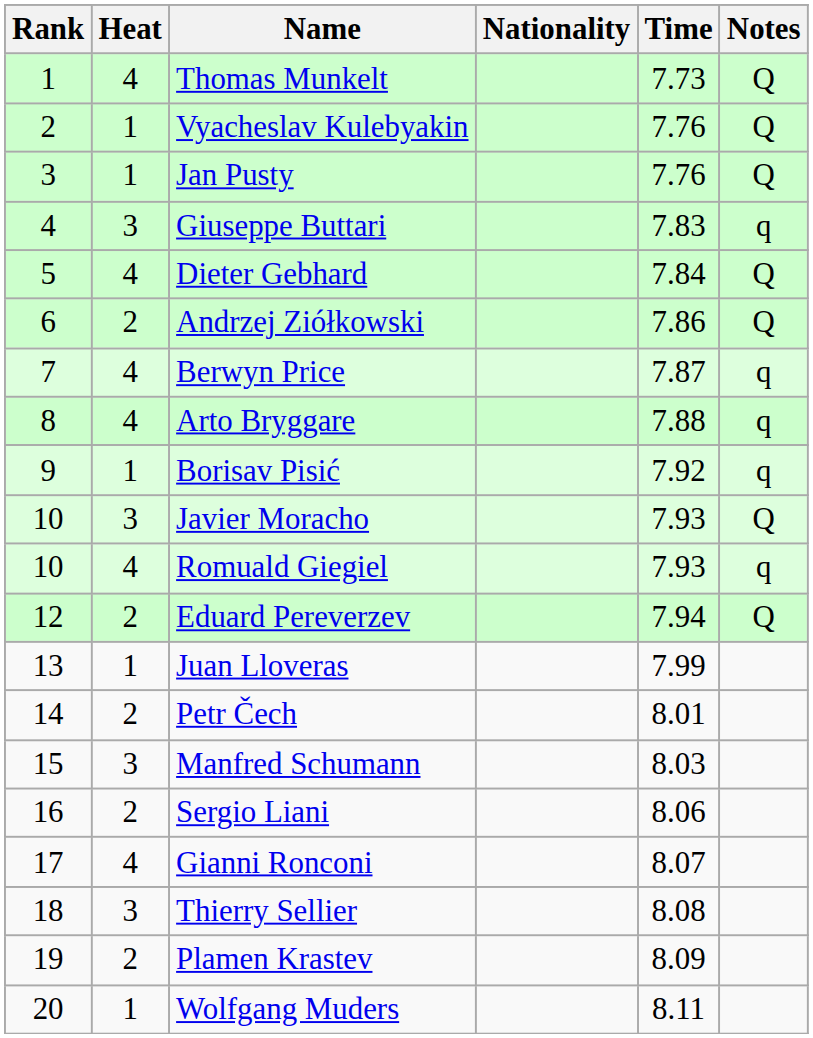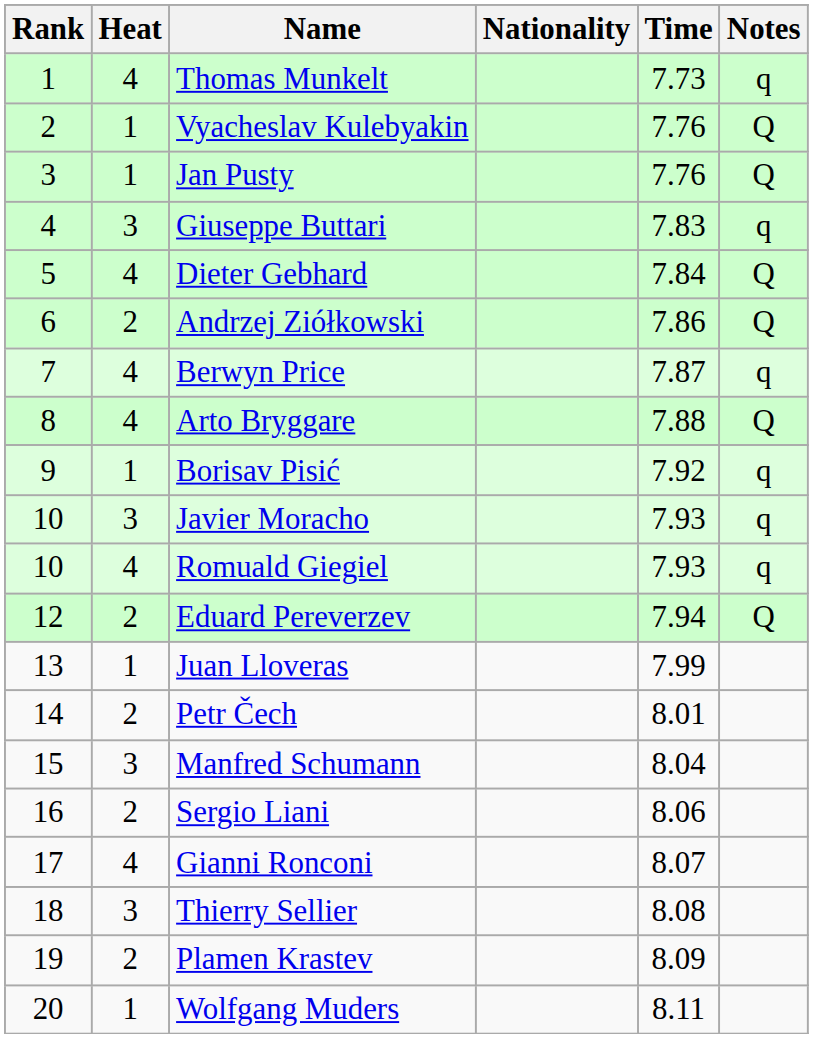(764, 77) Q -> (764, 77) q
(764, 420) q -> (764, 420) Q
(764, 518) Q -> (764, 518) q
(679, 763) 8.03 -> (679, 763) 8.04
